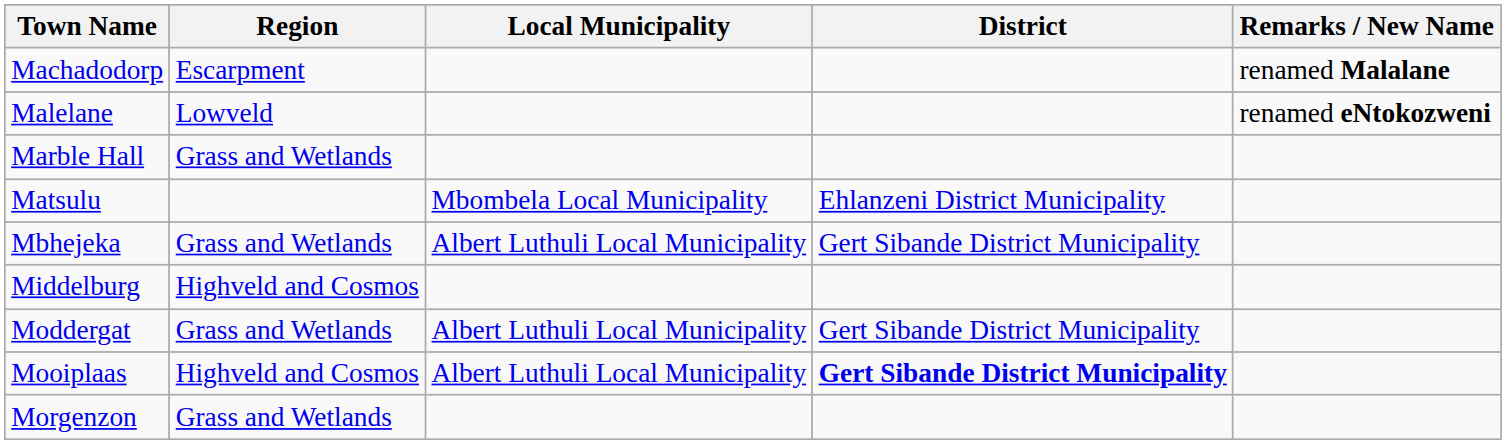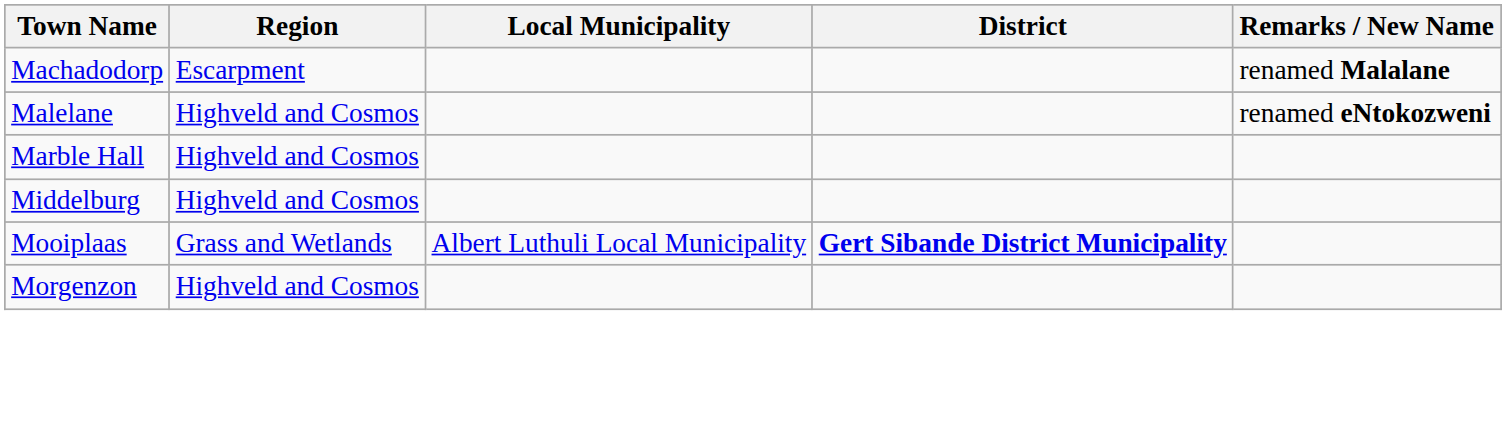(224, 112) Lowveld -> (297, 112) Highveld and Cosmos
(284, 156) Grass and Wetlands -> (297, 156) Highveld and Cosmos
- row: (56, 199)
- row: (66, 243)
- row: (71, 329)
(297, 373) Highveld and Cosmos -> (284, 243) Grass and Wetlands
(284, 416) Grass and Wetlands -> (297, 286) Highveld and Cosmos
